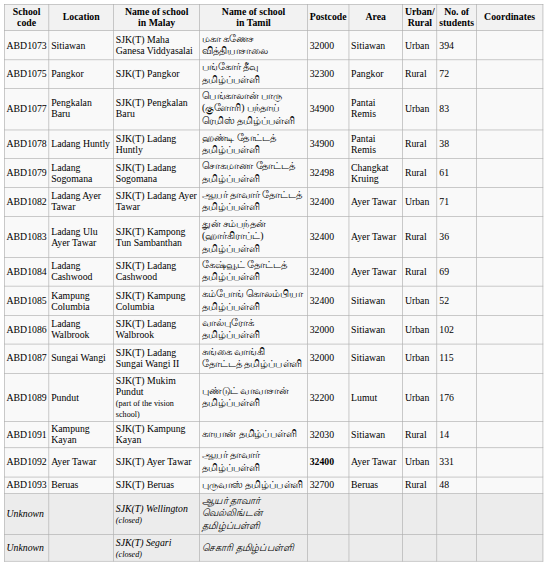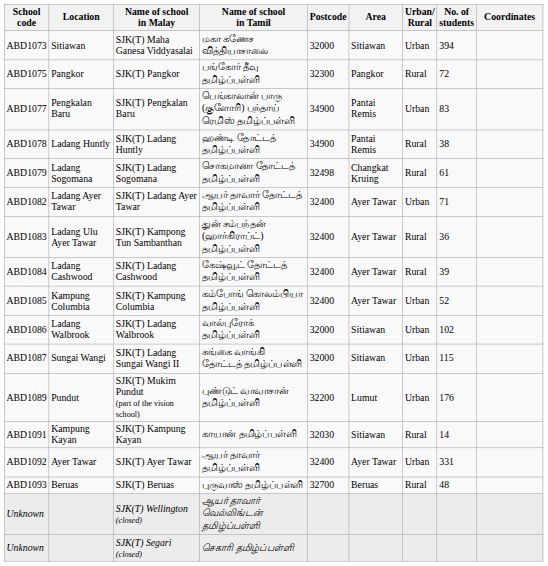(444, 272) 69 -> (444, 272) 39
(368, 300) Sitiawan -> (374, 300) Ayer Tawar
(322, 462) bold -> (322, 462) normal
